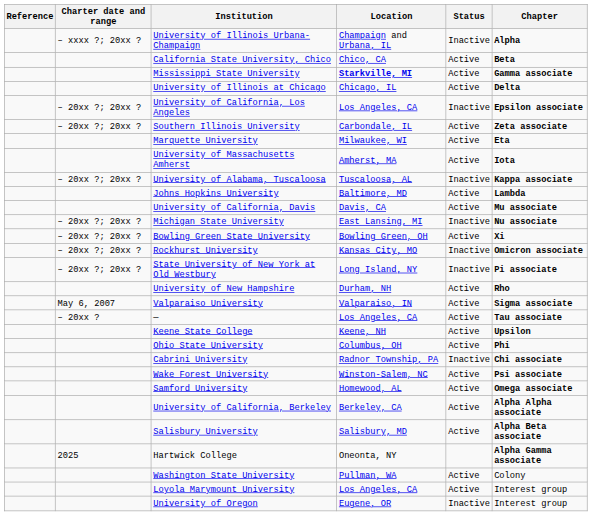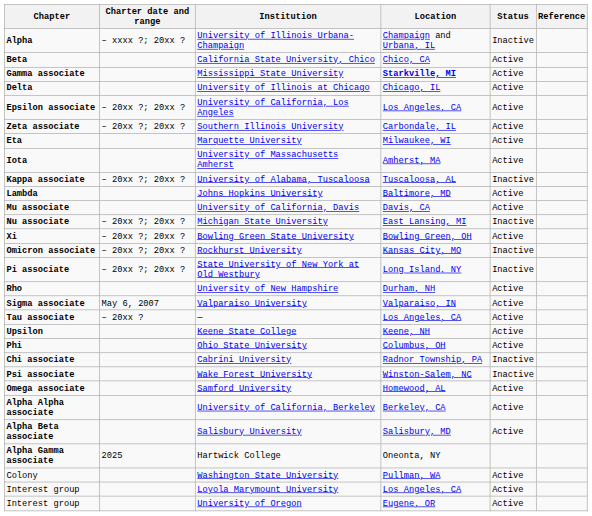columns swapped: (540, 16) <-> (30, 16)
(469, 108) Inactive -> (508, 108) Active
(464, 374) Active -> (513, 374) Inactive
(469, 504) Inactive -> (508, 504) Active
